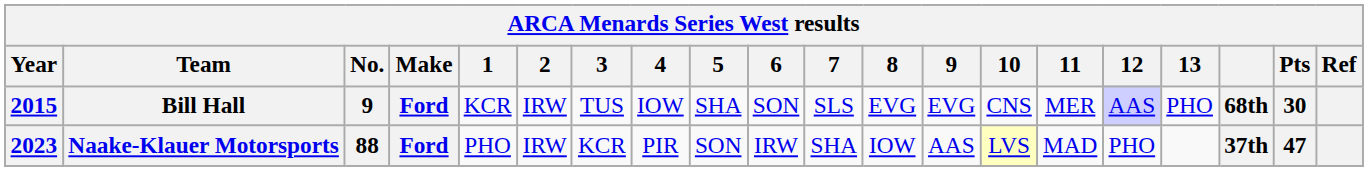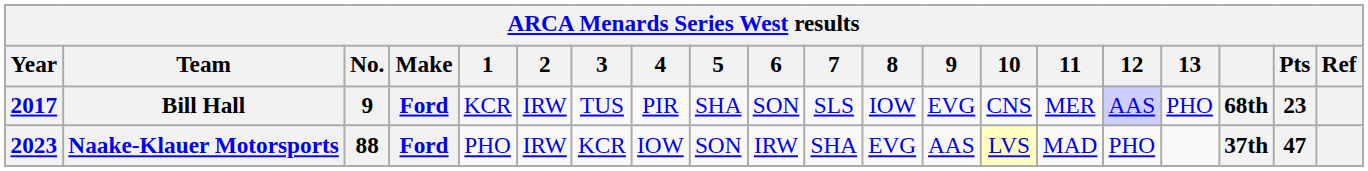(34, 105) 2015 -> (34, 105) 2017
(660, 105) IOW -> (660, 105) PIR
(892, 105) EVG -> (892, 105) IOW
(1295, 105) 30 -> (1295, 105) 23
(660, 145) PIR -> (660, 145) IOW
(892, 145) IOW -> (892, 145) EVG
